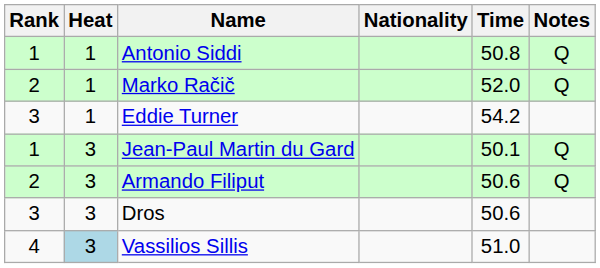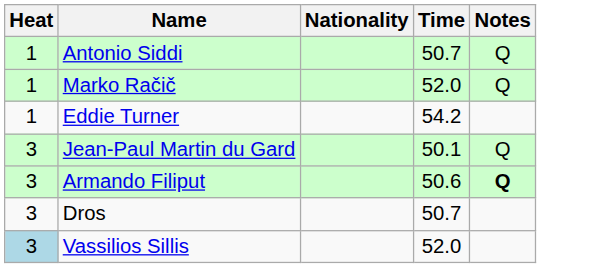- column: (34, 20)
(501, 52) 50.8 -> (442, 52) 50.7
(562, 181) normal -> (503, 181) bold
(501, 213) 50.6 -> (442, 213) 50.7
(501, 246) 51.0 -> (442, 246) 52.0
